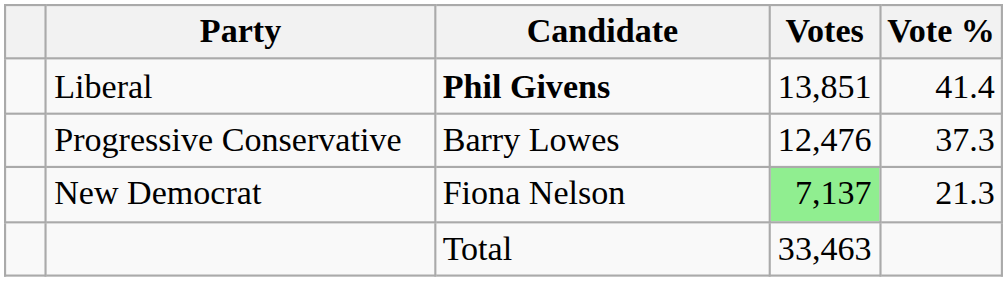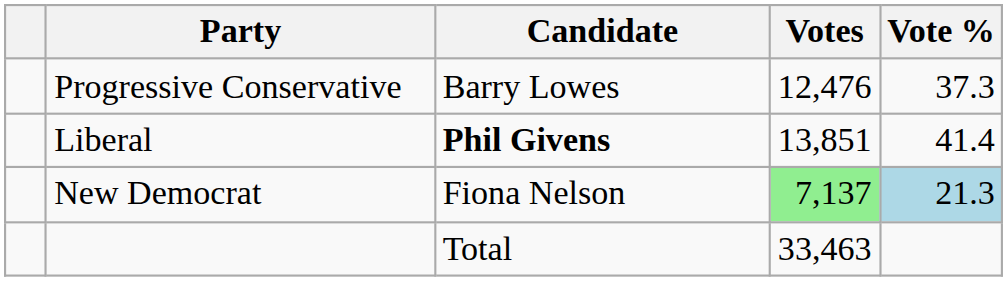rows swapped: (103, 85) <-> (228, 139)
(965, 193) no background -> (965, 193) lightblue background
